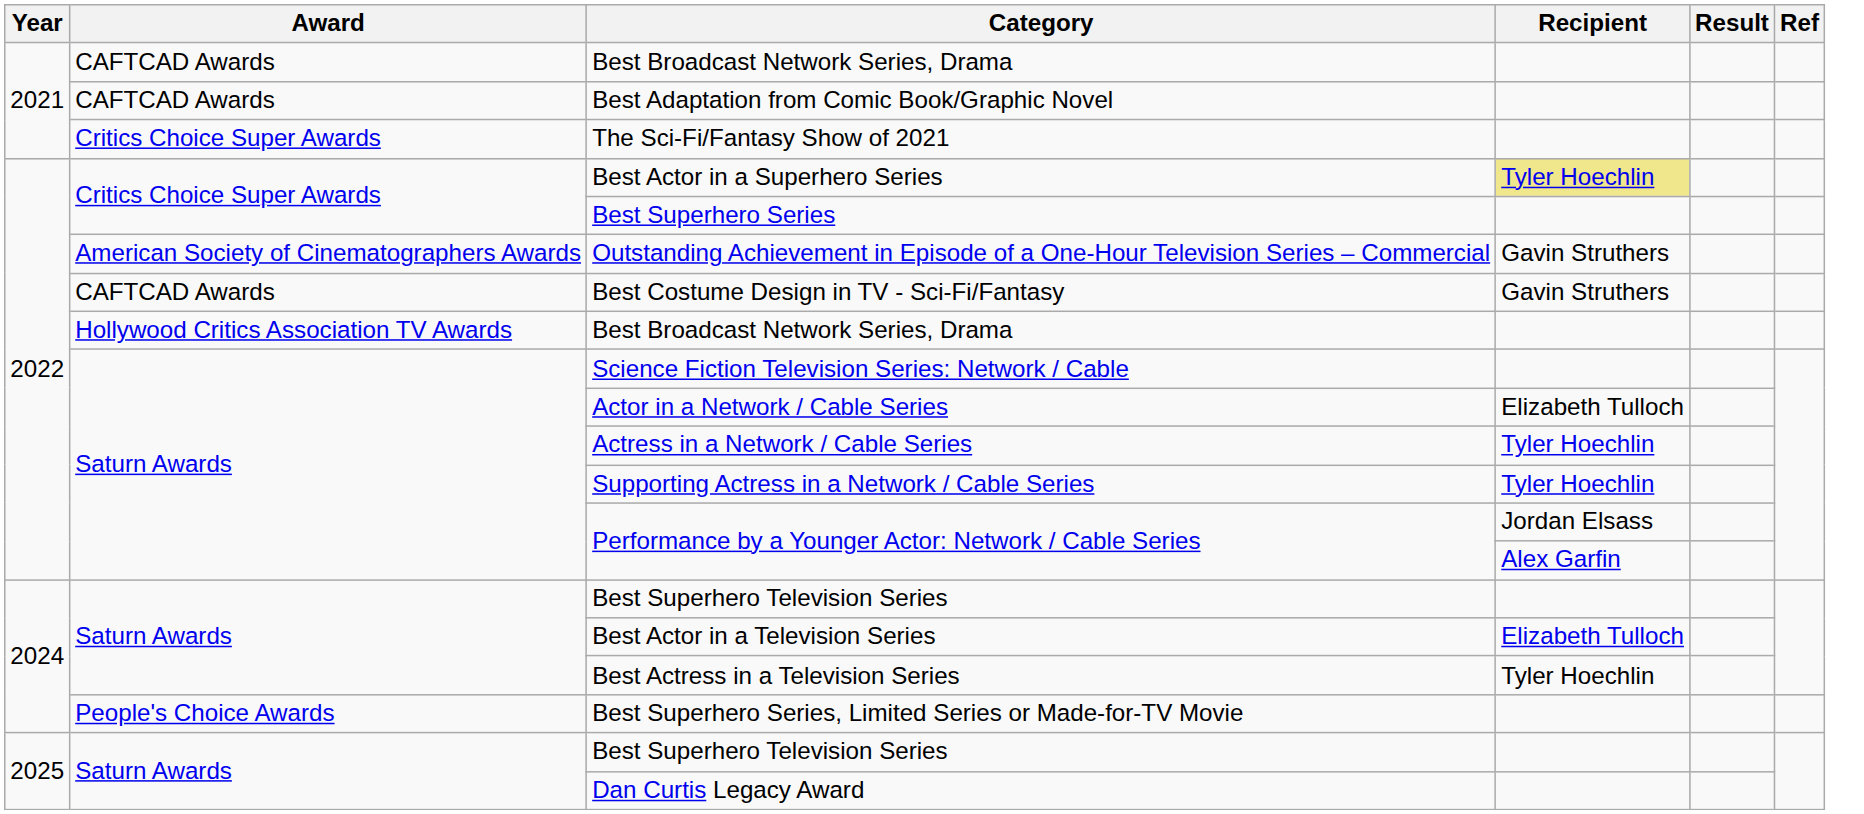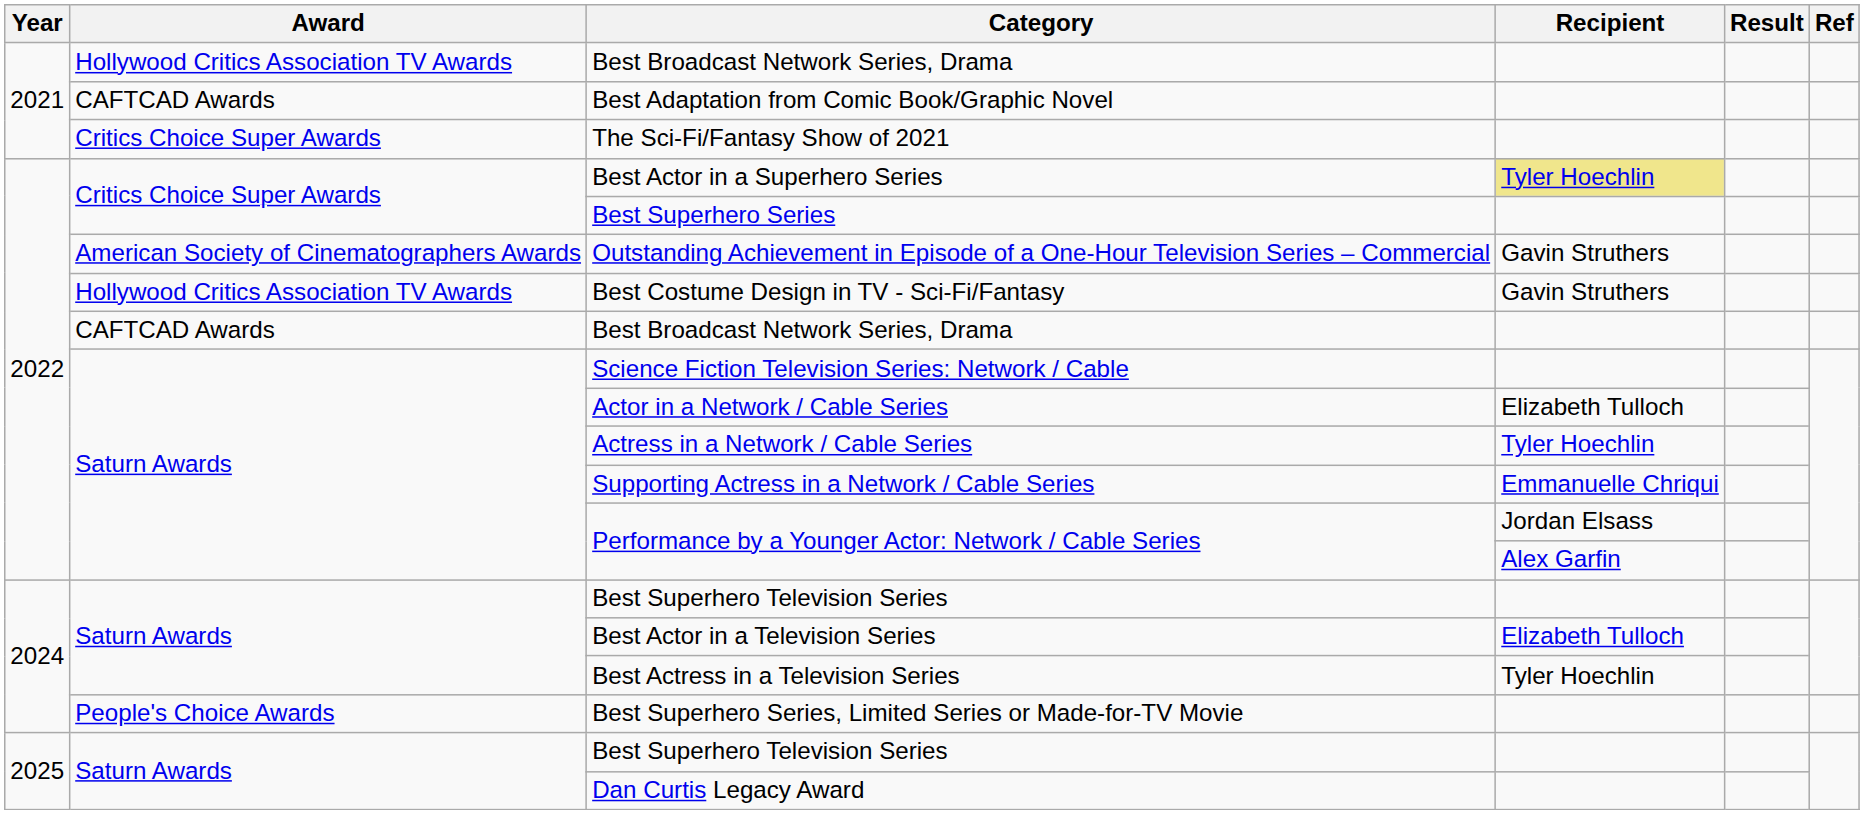(175, 61) CAFTCAD Awards -> (294, 61) Hollywood Critics Association TV Awards
(175, 291) CAFTCAD Awards -> (294, 291) Hollywood Critics Association TV Awards
(294, 330) Hollywood Critics Association TV Awards -> (175, 330) CAFTCAD Awards
(1578, 483) Tyler Hoechlin -> (1610, 483) Emmanuelle Chriqui
